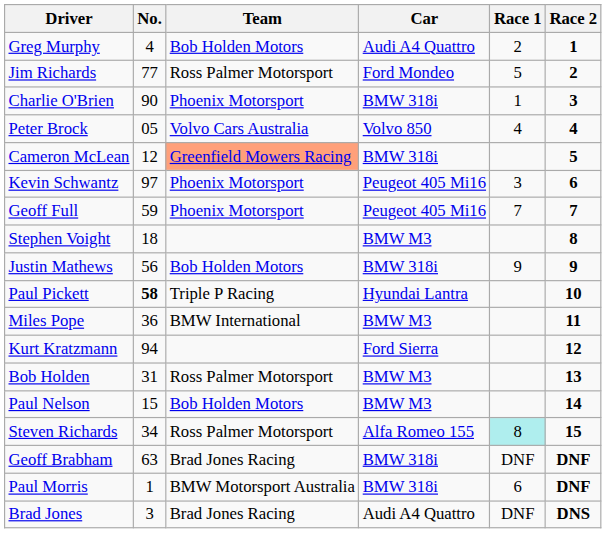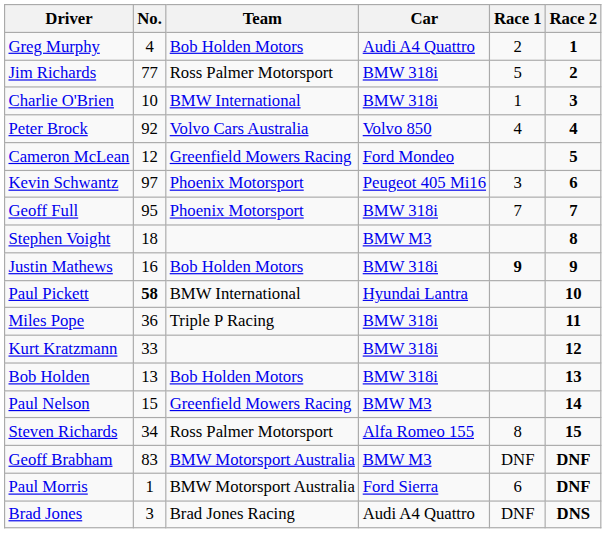(408, 73) Ford Mondeo -> (400, 73) BMW 318i
(150, 101) 90 -> (150, 101) 10
(237, 101) Phoenix Motorsport -> (235, 101) BMW International
(150, 128) 05 -> (150, 128) 92
(261, 156) lightsalmon background -> (261, 156) no background
(400, 156) BMW 318i -> (408, 156) Ford Mondeo
(150, 211) 59 -> (150, 211) 95
(424, 211) Peugeot 405 Mi16 -> (400, 211) BMW 318i
(150, 266) 56 -> (150, 266) 16
(518, 266) normal -> (518, 266) bold
(222, 294) Triple P Racing -> (235, 294) BMW International
(235, 321) BMW International -> (222, 321) Triple P Racing
(397, 321) BMW M3 -> (400, 321) BMW 318i
(150, 349) 94 -> (150, 349) 33
(401, 349) Ford Sierra -> (400, 349) BMW 318i
(150, 376) 31 -> (150, 376) 13
(251, 376) Ross Palmer Motorsport -> (236, 376) Bob Holden Motors
(397, 376) BMW M3 -> (400, 376) BMW 318i
(236, 404) Bob Holden Motors -> (261, 404) Greenfield Mowers Racing
(518, 431) paleturquoise background -> (518, 431) no background
(150, 459) 63 -> (150, 459) 83
(232, 459) Brad Jones Racing -> (262, 459) BMW Motorsport Australia
(400, 459) BMW 318i -> (397, 459) BMW M3
(400, 487) BMW 318i -> (401, 487) Ford Sierra
